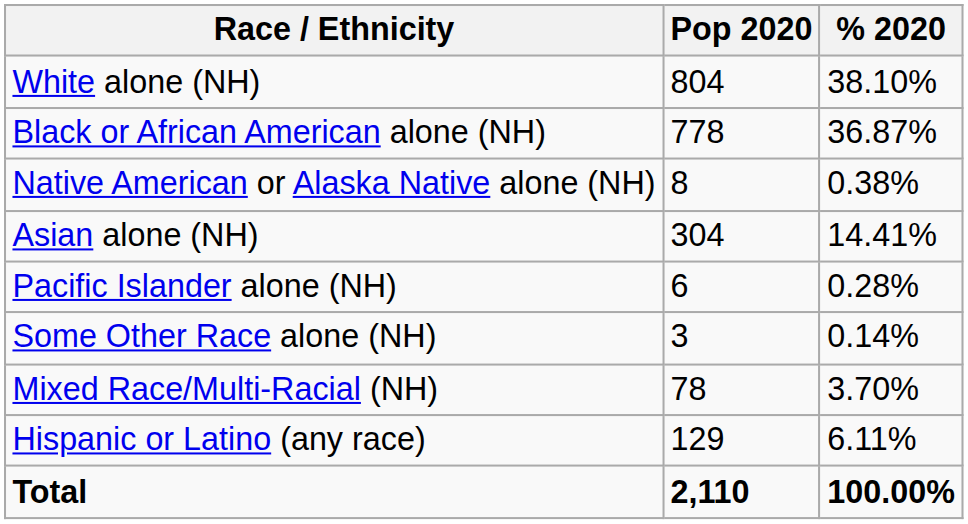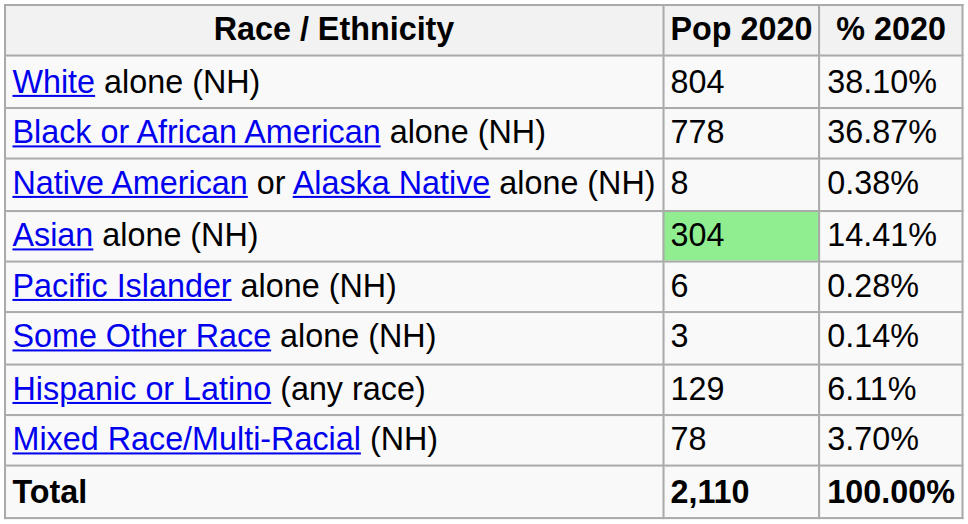(697, 235) no background -> (697, 235) lightgreen background
rows swapped: (225, 388) <-> (219, 440)
